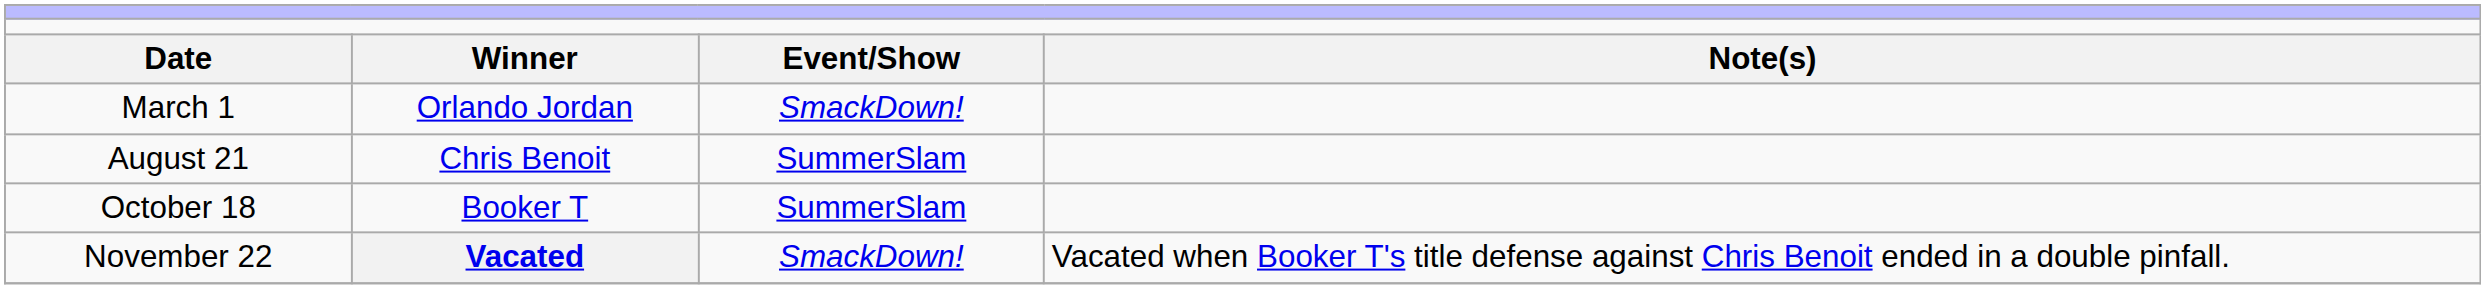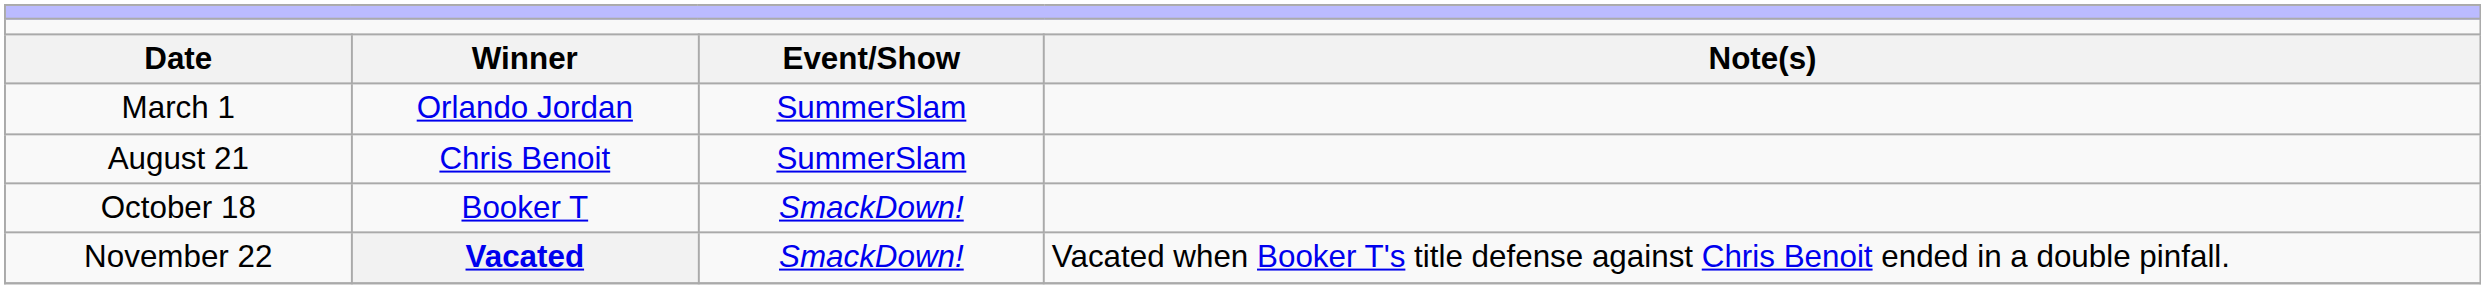(871, 108) SmackDown! -> (871, 108) SummerSlam
(871, 207) SummerSlam -> (871, 207) SmackDown!
